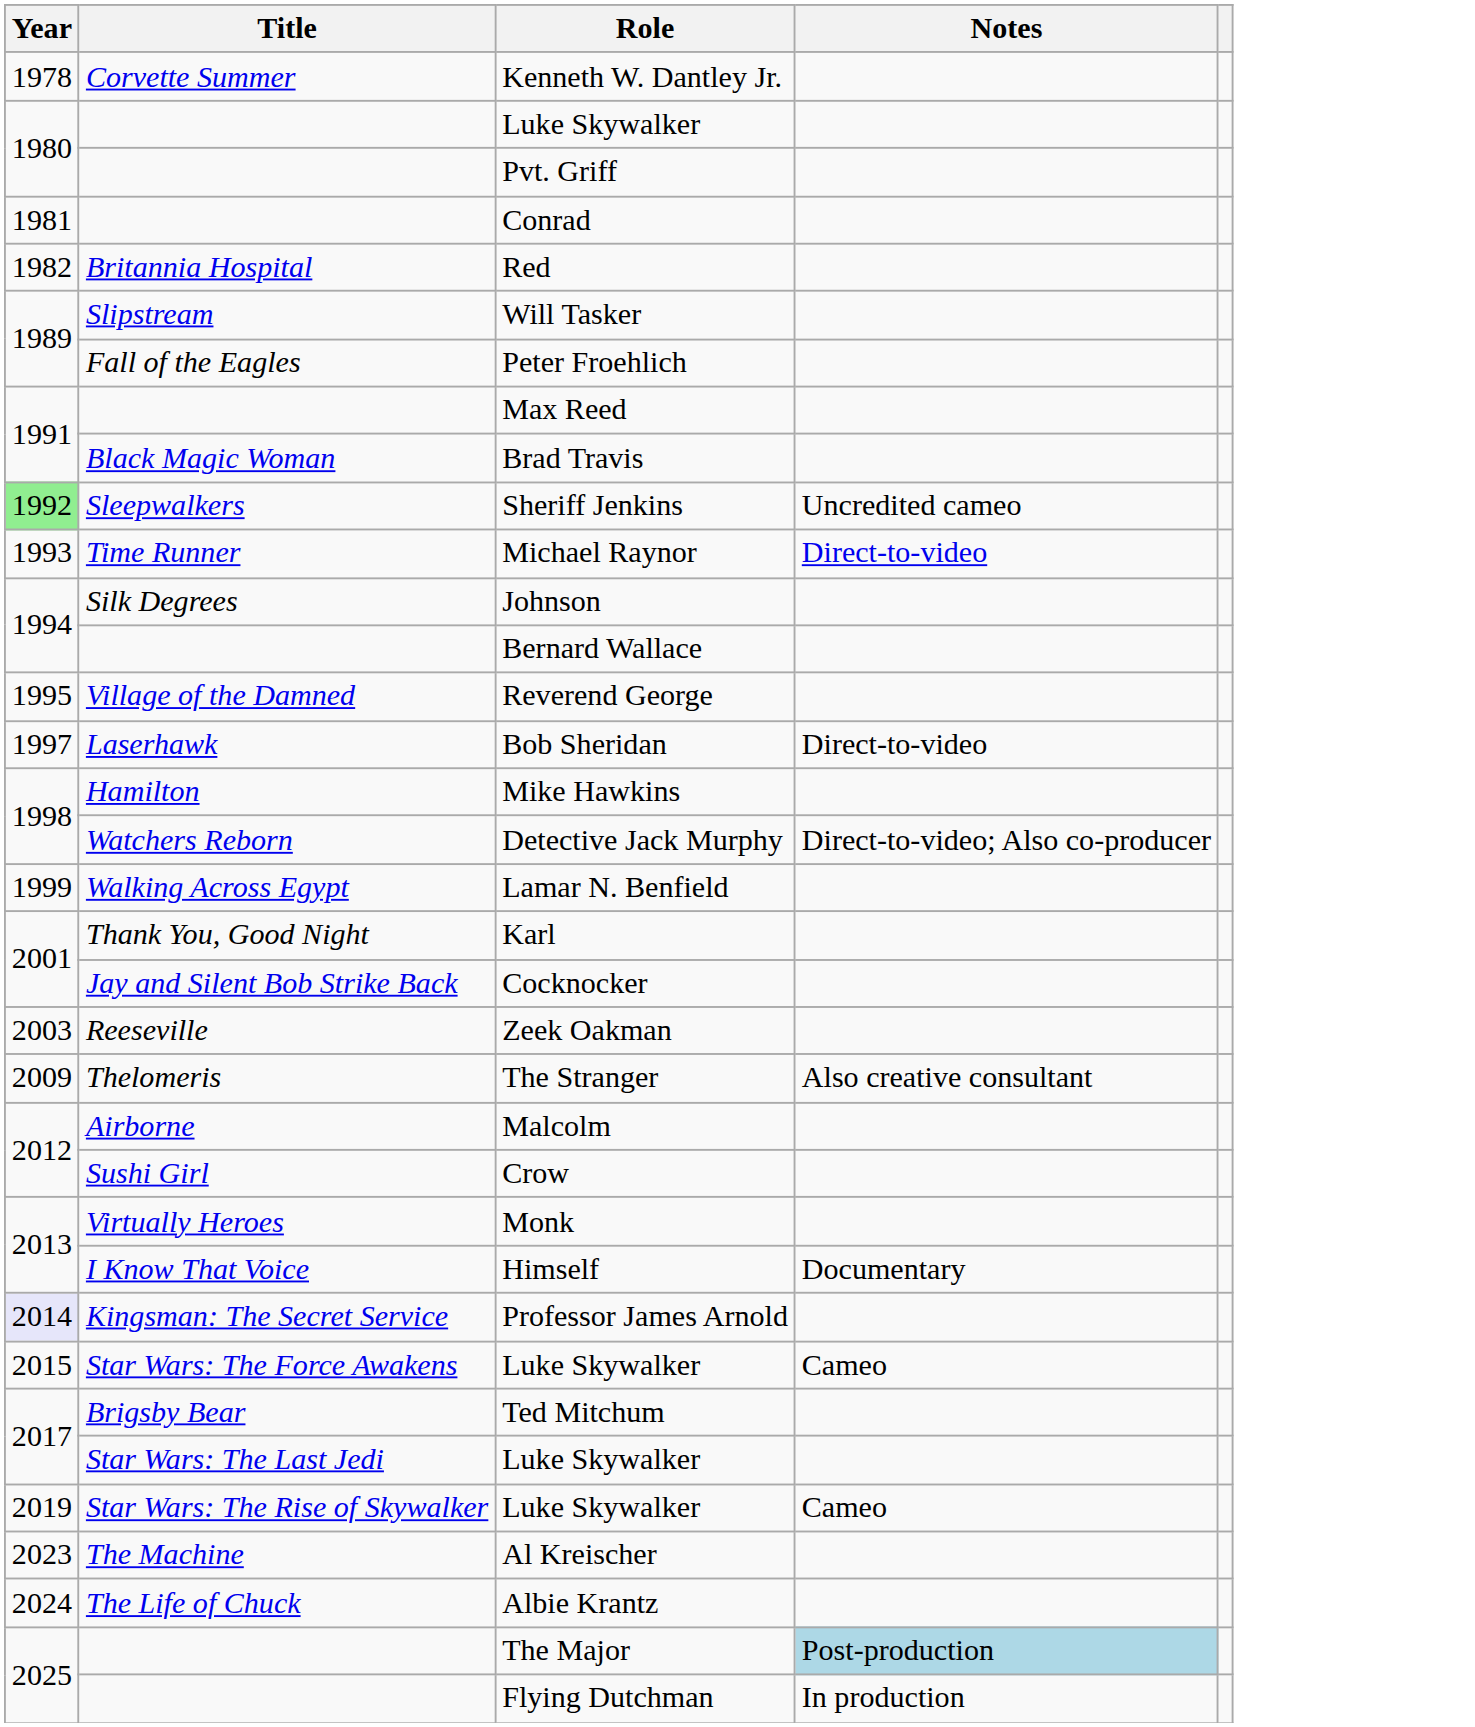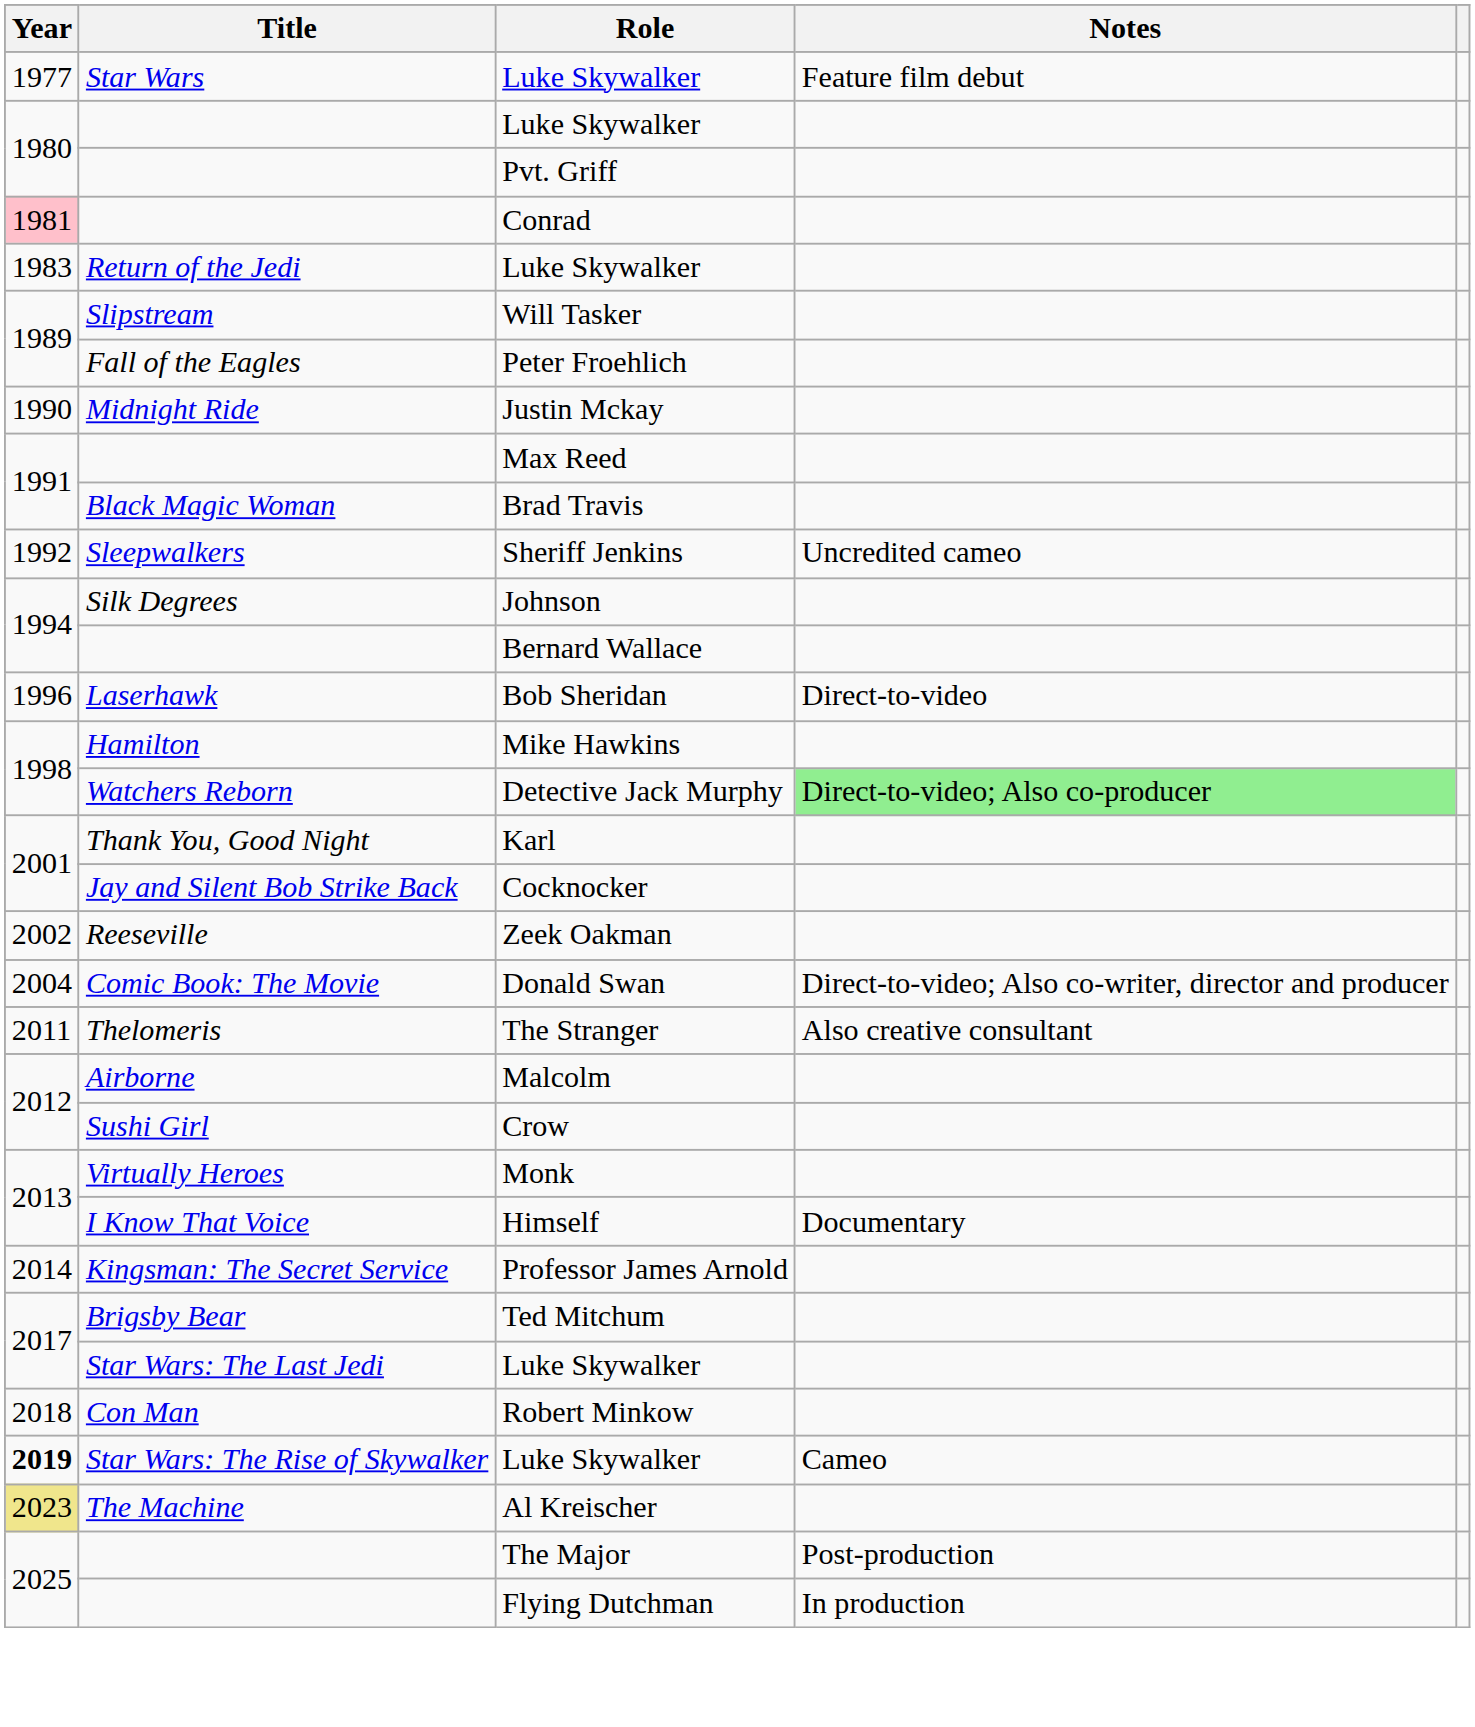+ row: (145, 76)
- row: (191, 76)
(42, 219) no background -> (42, 219) pink background
- row: (199, 266)
+ row: (193, 266)
+ row: (172, 409)
(42, 505) lightgreen background -> (42, 553) no background
- row: (163, 553)
- row: (221, 696)
(42, 743) 1997 -> (42, 696) 1996
(1006, 839) no background -> (1006, 791) lightgreen background
- row: (217, 887)
(42, 1030) 2003 -> (42, 934) 2002
+ row: (232, 982)
(42, 1077) 2009 -> (41, 1030) 2011
(42, 1316) lavender background -> (42, 1268) no background
- row: (272, 1364)
+ row: (142, 1411)
(42, 1507) normal -> (42, 1459) bold
(42, 1554) no background -> (42, 1507) khaki background
- row: (193, 1602)
(898, 1650) lightblue background -> (898, 1554) no background
